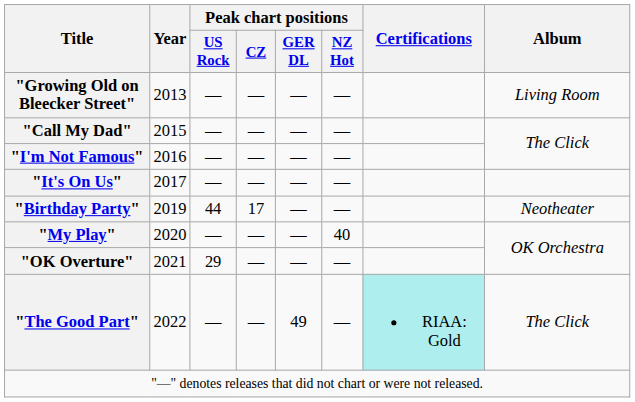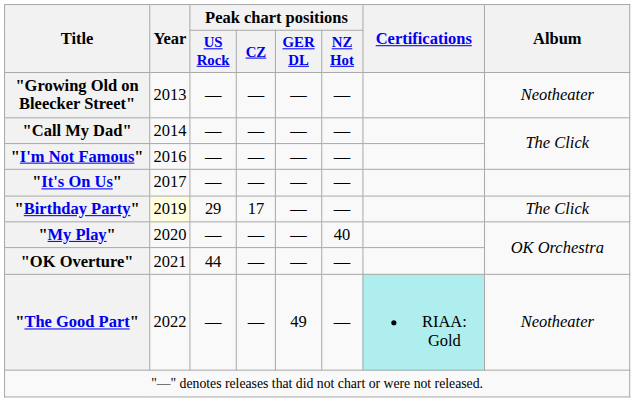(557, 94) Living Room -> (557, 94) Neotheater
(170, 130) 2015 -> (170, 130) 2014
(170, 208) no background -> (170, 208) lightyellow background
(213, 208) 44 -> (213, 208) 29
(557, 208) Neotheater -> (557, 208) The Click
(213, 261) 29 -> (213, 261) 44
(557, 322) The Click -> (557, 322) Neotheater
